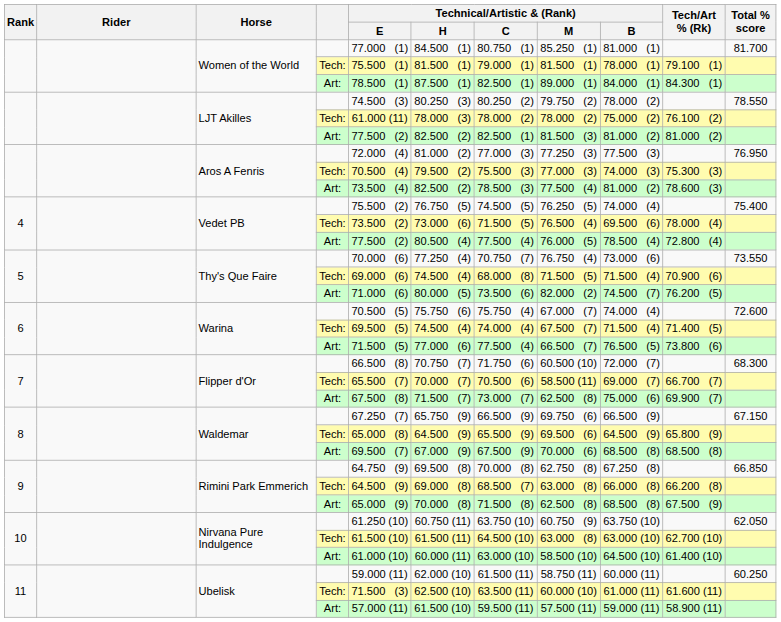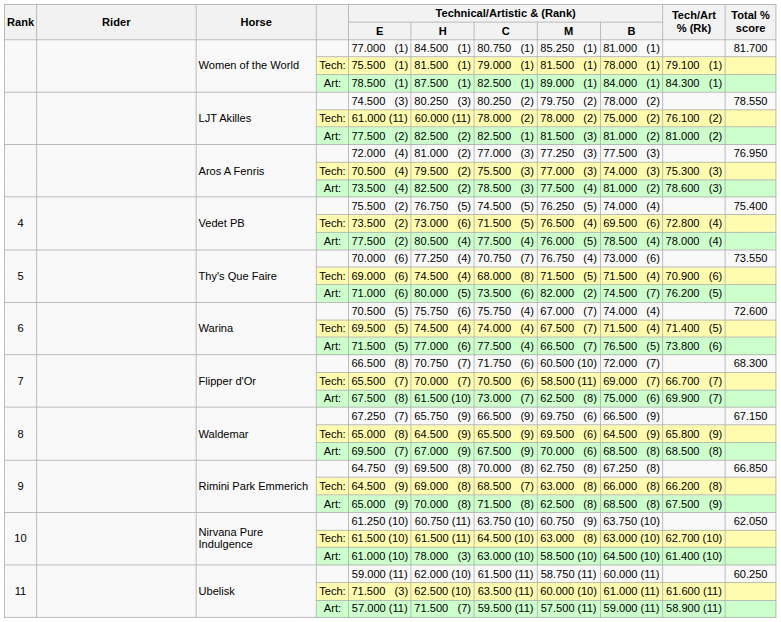(443, 119) 78.000 (3) -> (443, 119) 60.000 (11)
(694, 224) 78.000 (4) -> (694, 224) 72.800 (4)
(694, 241) 72.800 (4) -> (694, 241) 78.000 (4)
(443, 399) 71.500 (7) -> (443, 399) 61.500 (10)
(443, 557) 60.000 (11) -> (443, 557) 78.000 (3)
(443, 609) 61.500 (10) -> (443, 609) 71.500 (7)
